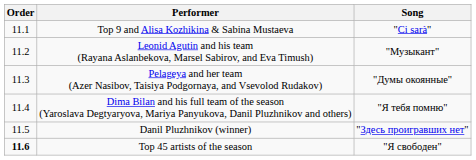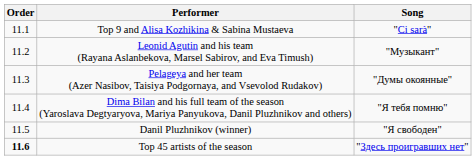(412, 130) "Здесь проигравших нет" -> (412, 130) "Я свободен"
(412, 146) "Я свободен" -> (412, 146) "Здесь проигравших нет"
